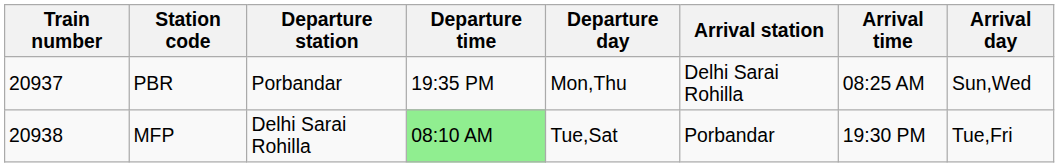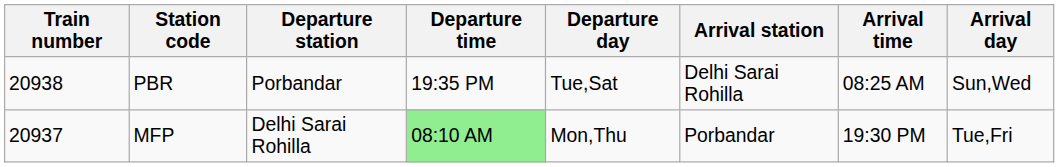(36, 83) 20937 -> (36, 83) 20938
(589, 83) Mon,Thu -> (584, 83) Tue,Sat
(36, 135) 20938 -> (36, 135) 20937
(584, 135) Tue,Sat -> (589, 135) Mon,Thu
